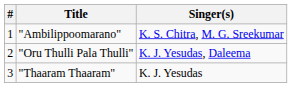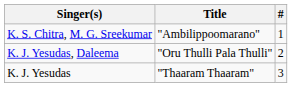columns swapped: (10, 14) <-> (211, 14)
